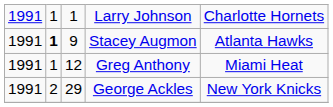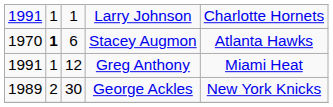(25, 41) 1991 -> (25, 41) 1970
(73, 41) 9 -> (73, 41) 6
(25, 89) 1991 -> (25, 89) 1989
(73, 89) 29 -> (73, 89) 30
